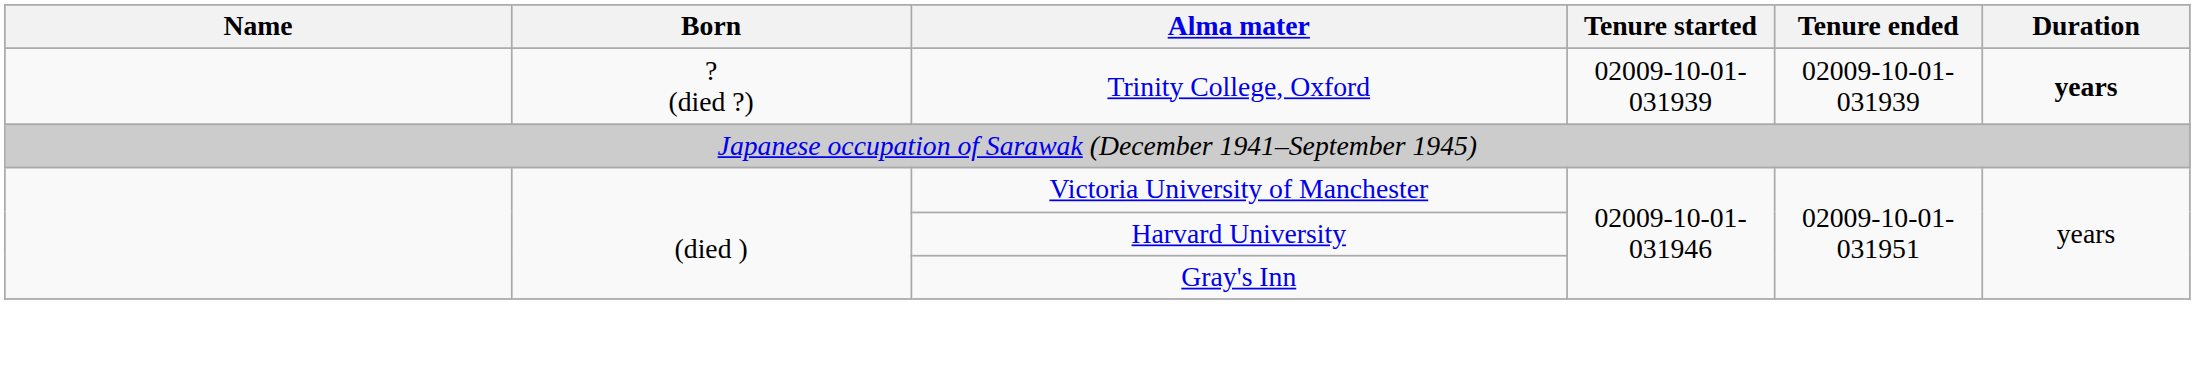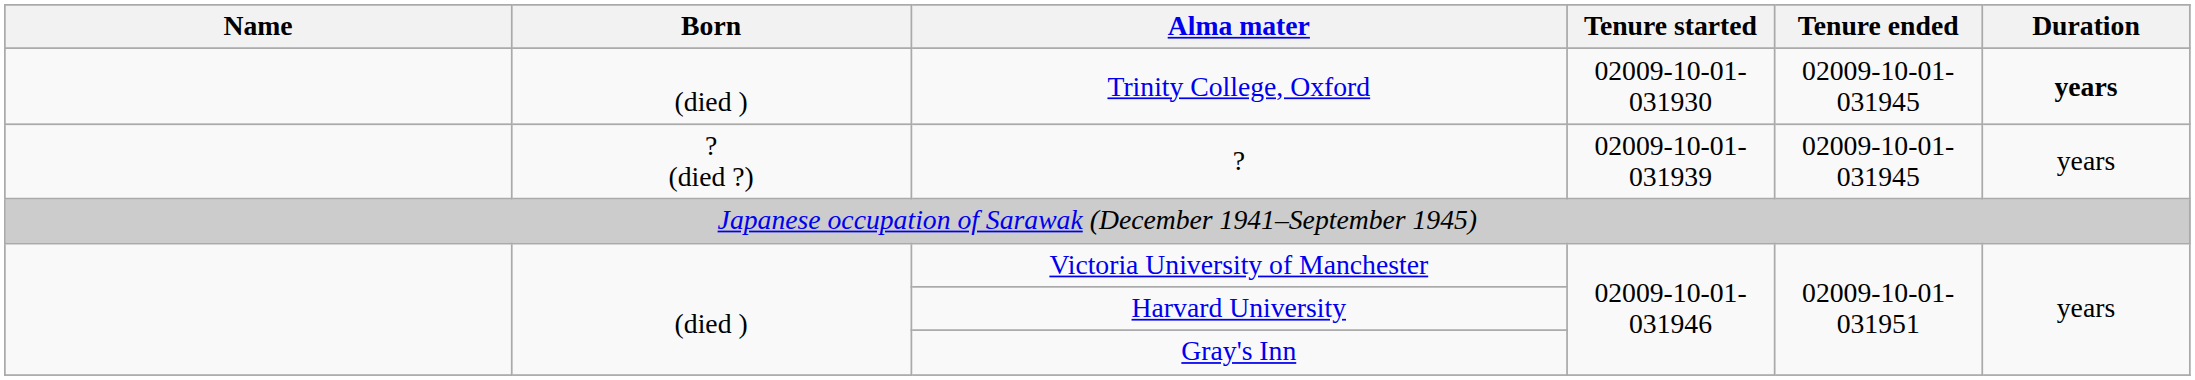(711, 85) ? (died ?) -> (711, 101) (died )
(1670, 85) 02009-10-01-031939 -> (1670, 85) 02009-10-01-031930
(1878, 85) 02009-10-01-031939 -> (1878, 85) 02009-10-01-031945
+ row: (1239, 160)
